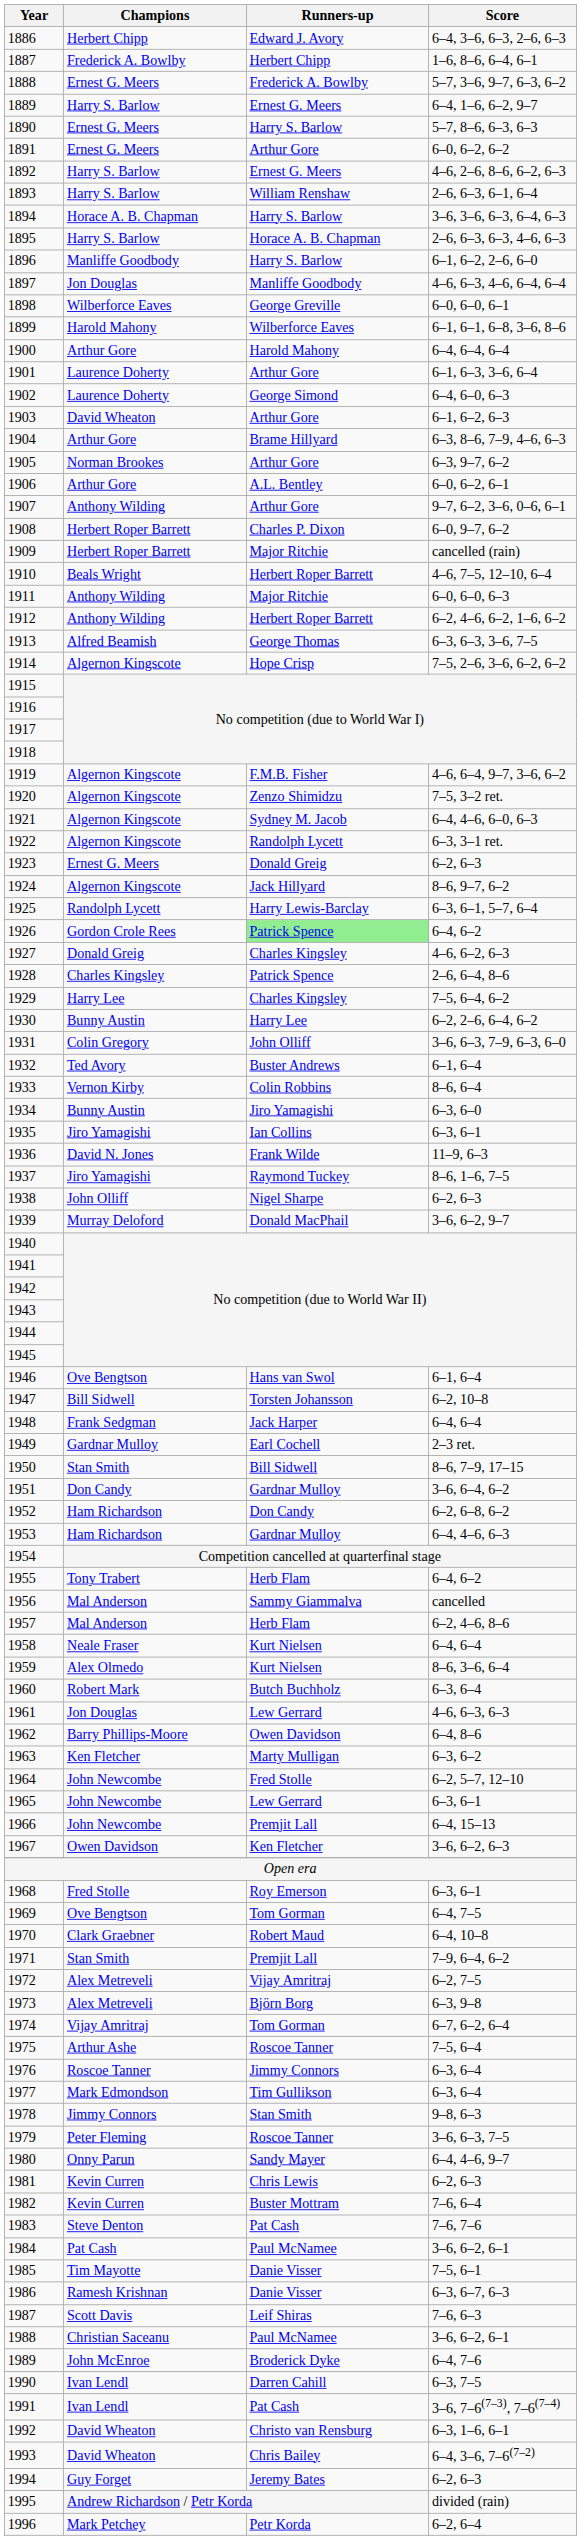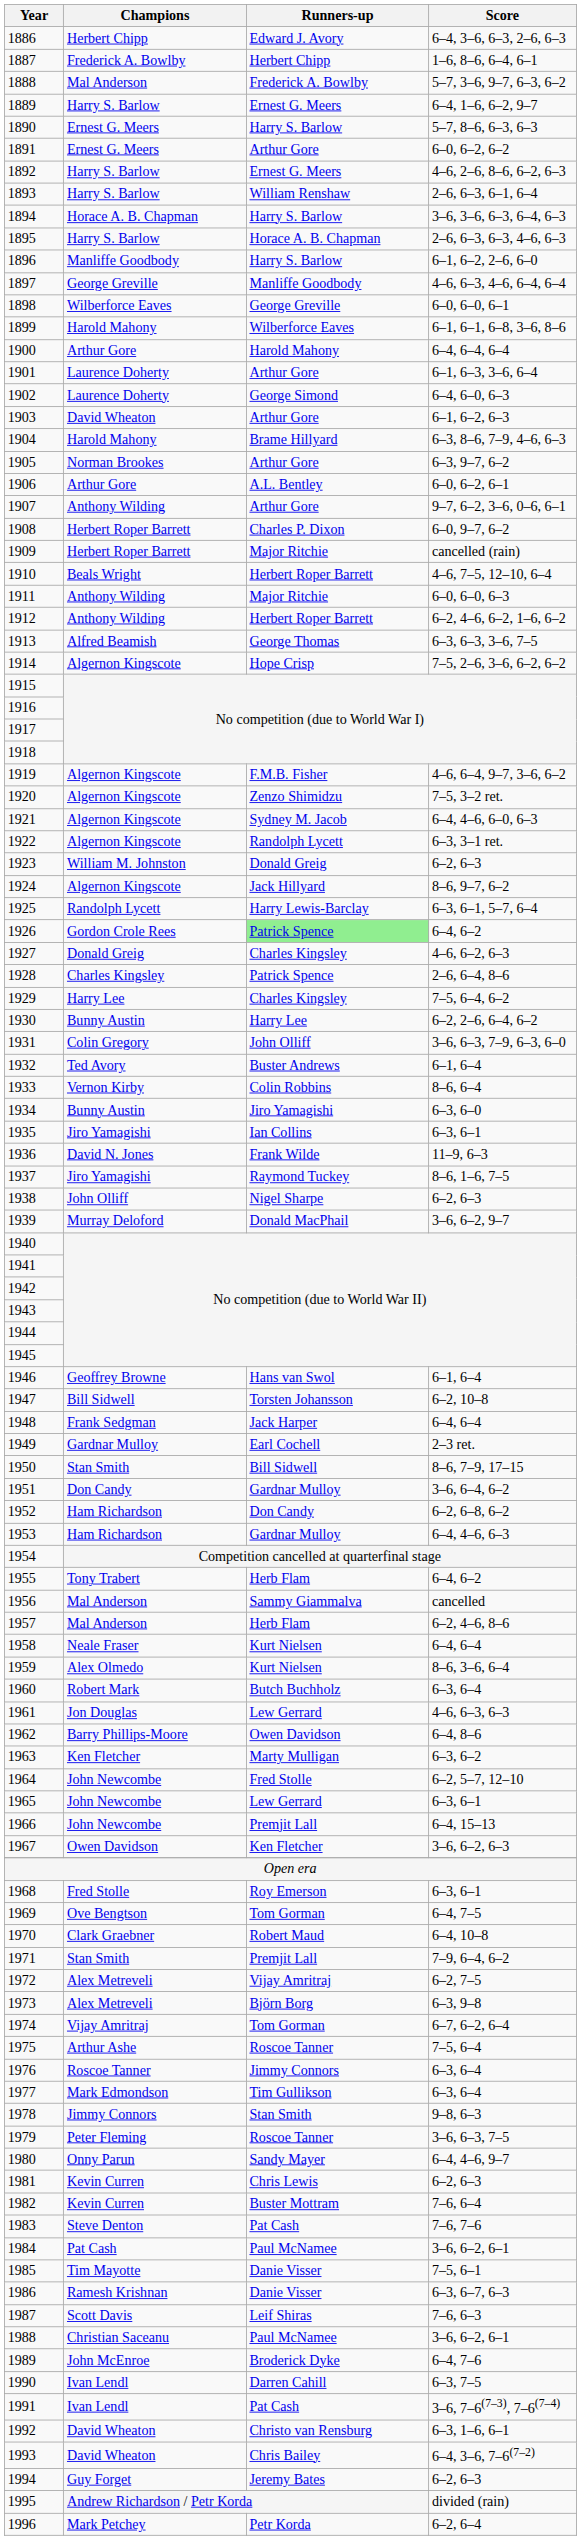(113, 82) Ernest G. Meers -> (107, 82) Mal Anderson
(102, 283) Jon Douglas -> (112, 283) George Greville
(102, 439) Arthur Gore -> (112, 439) Harold Mahony
(113, 864) Ernest G. Meers -> (126, 864) William M. Johnston
(107, 1377) Ove Bengtson -> (116, 1377) Geoffrey Browne
